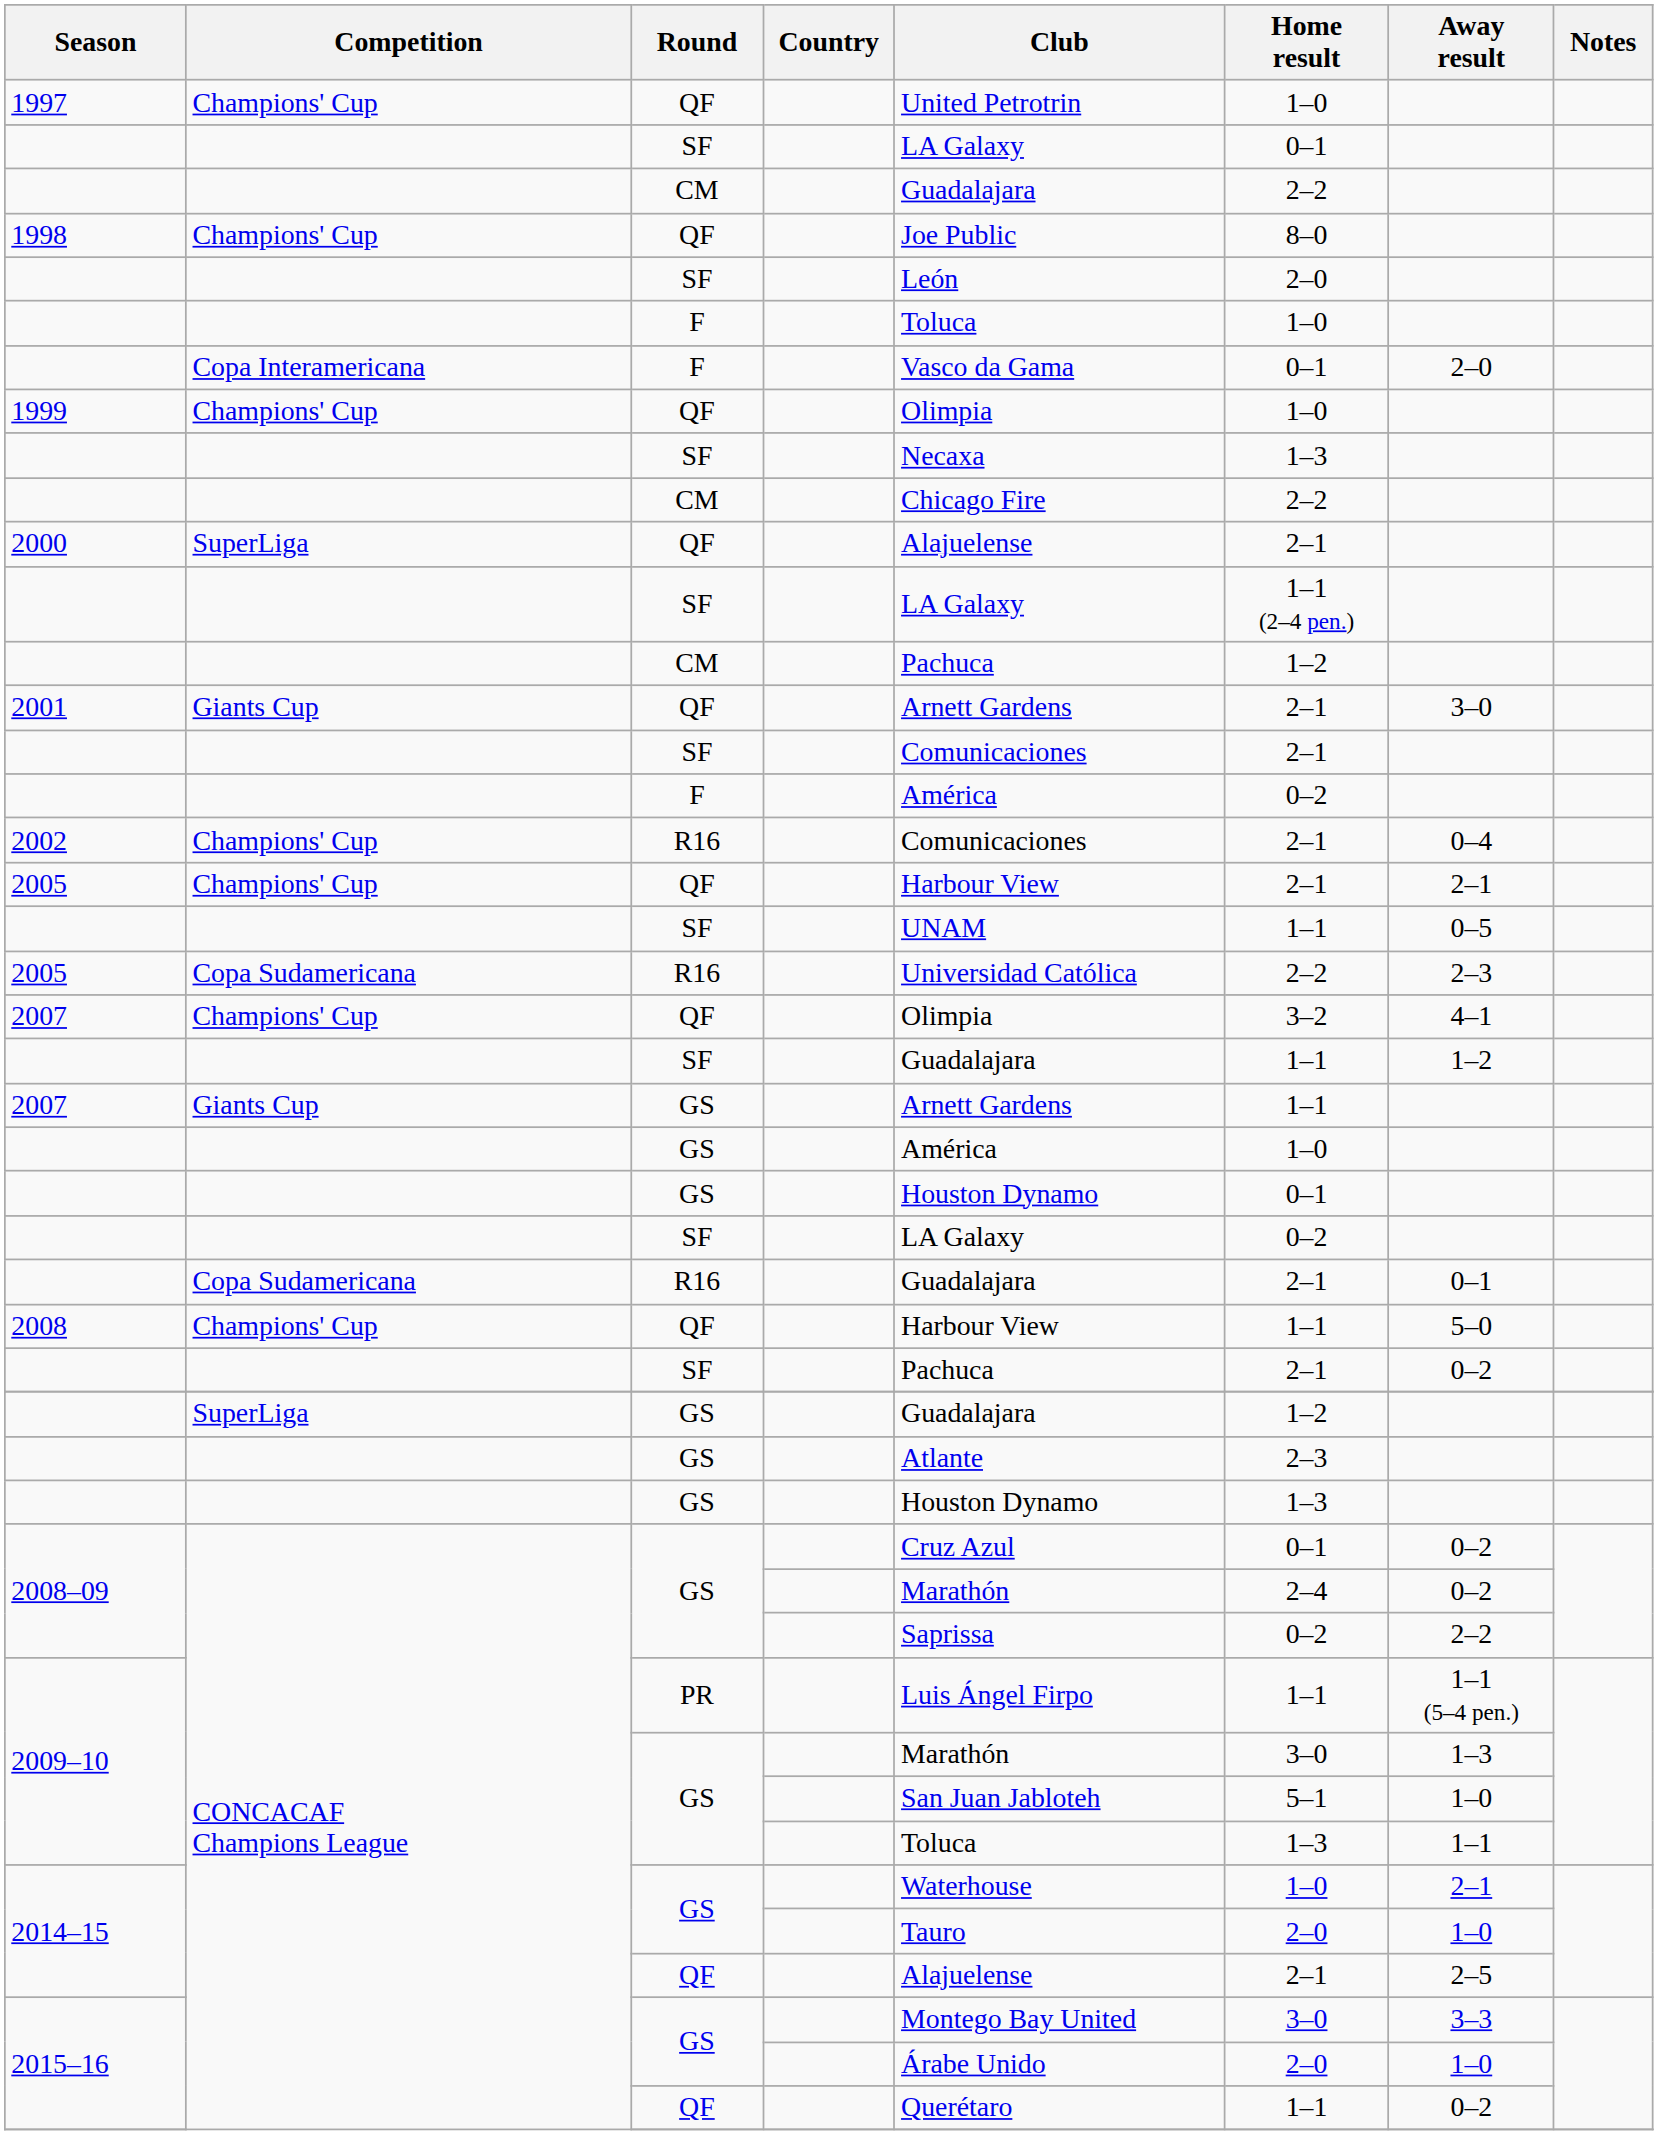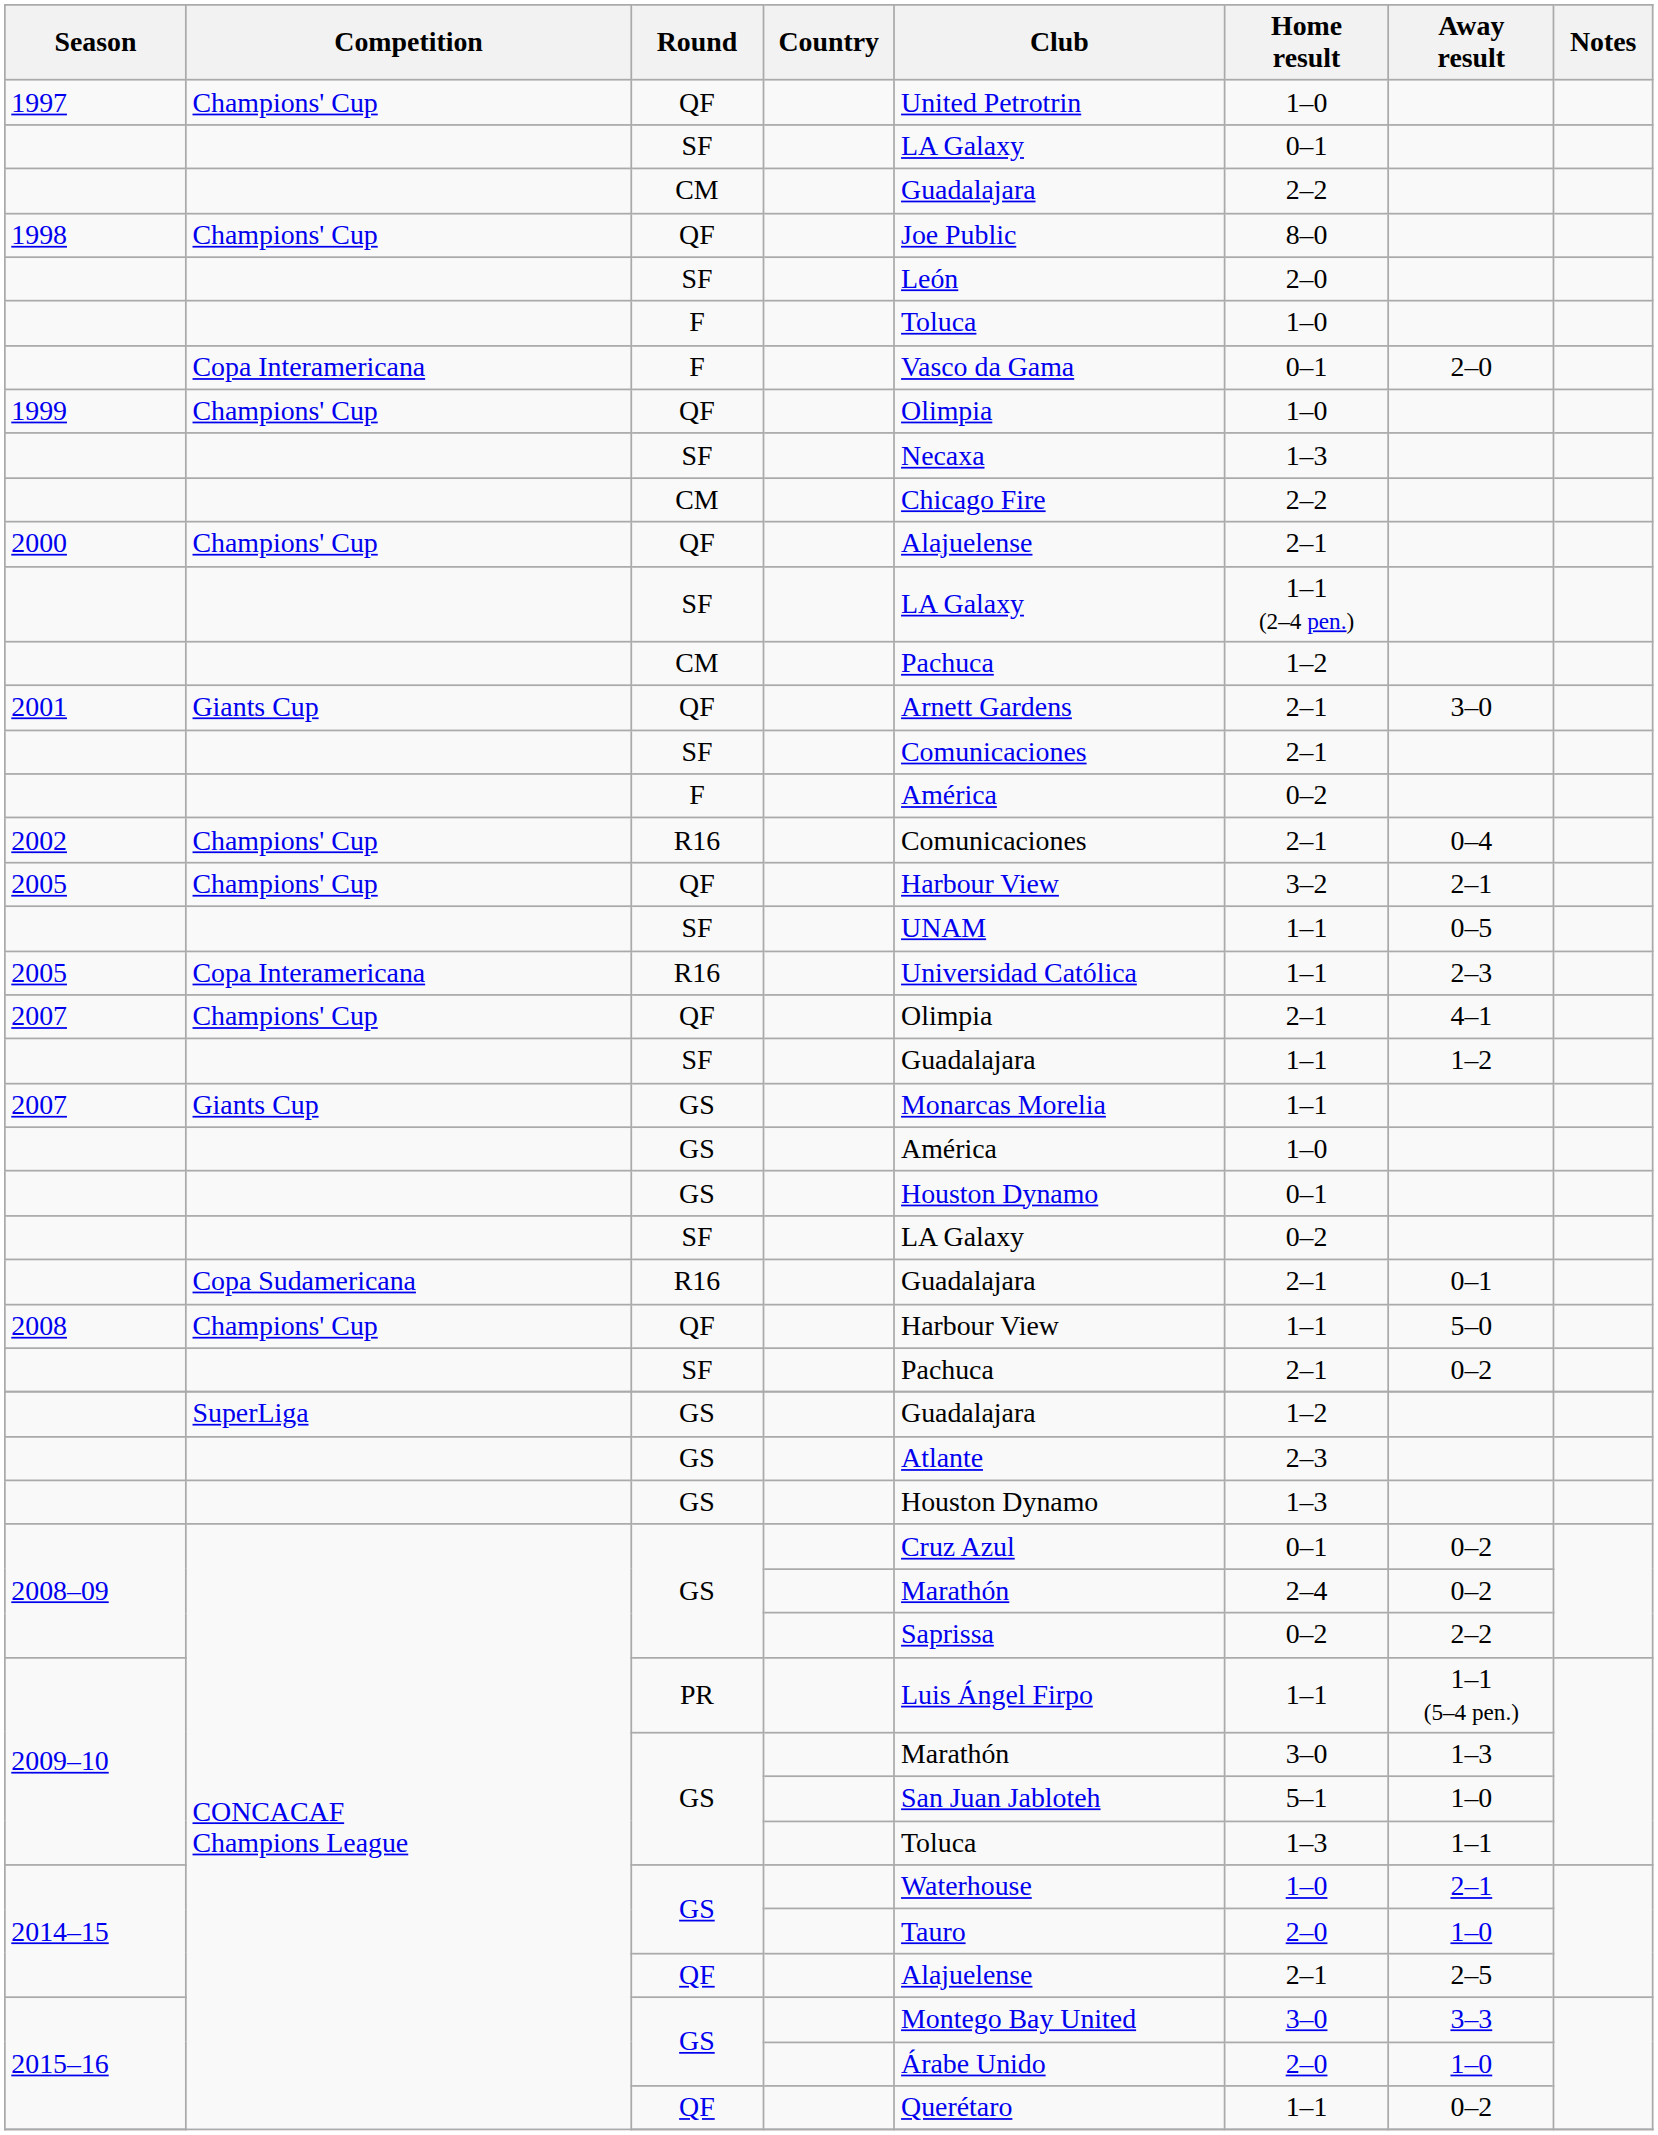(251, 543) SuperLiga -> (285, 543) Champions' Cup
(1307, 883) 2–1 -> (1307, 883) 3–2
(304, 972) Copa Sudamericana -> (309, 972) Copa Interamericana
(1307, 972) 2–2 -> (1307, 972) 1–1
(1307, 1016) 3–2 -> (1307, 1016) 2–1
(986, 1104) Arnett Gardens -> (1003, 1104) Monarcas Morelia
